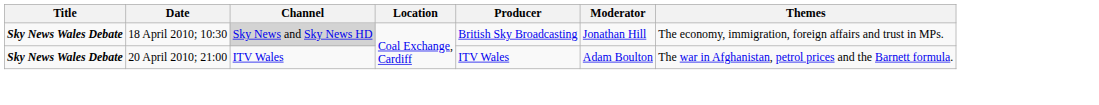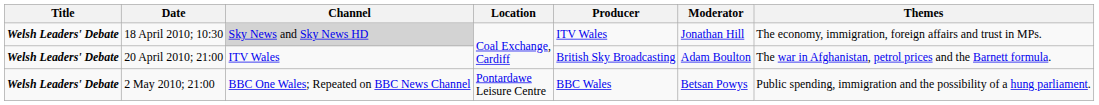(65, 34) Sky News Wales Debate -> (63, 34) Welsh Leaders' Debate
(518, 34) British Sky Broadcasting -> (582, 34) ITV Wales
(65, 57) Sky News Wales Debate -> (63, 57) Welsh Leaders' Debate
(484, 57) ITV Wales -> (616, 57) British Sky Broadcasting
+ row: (169, 84)
